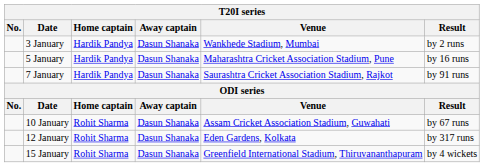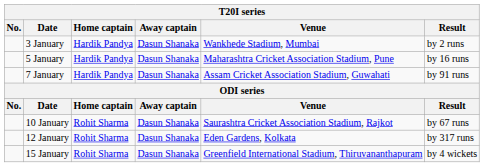(298, 75) Saurashtra Cricket Association Stadium, Rajkot -> (297, 75) Assam Cricket Association Stadium, Guwahati
(297, 122) Assam Cricket Association Stadium, Guwahati -> (298, 122) Saurashtra Cricket Association Stadium, Rajkot
